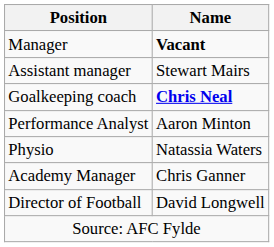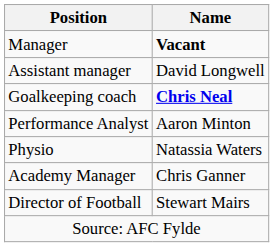(203, 70) Stewart Mairs -> (210, 70) David Longwell
(210, 202) David Longwell -> (203, 202) Stewart Mairs
